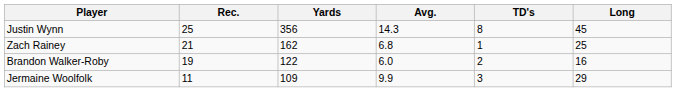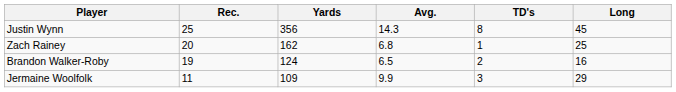(187, 45) 21 -> (187, 45) 20
(289, 62) 122 -> (289, 62) 124
(386, 62) 6.0 -> (386, 62) 6.5
